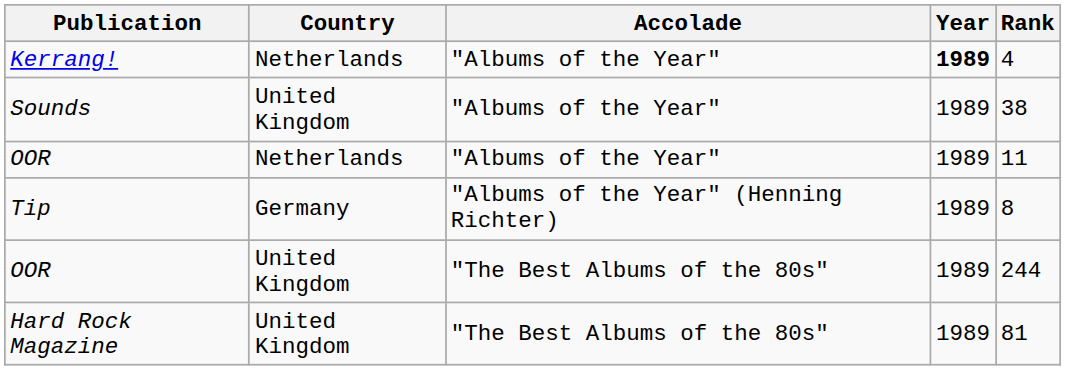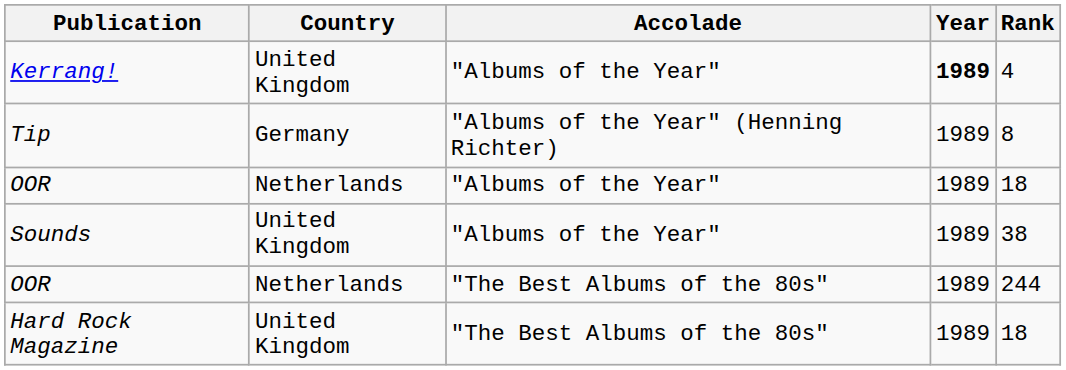(329, 60) Netherlands -> (302, 73) United Kingdom
rows swapped: (30, 209) <-> (51, 109)
(1014, 159) 11 -> (1014, 185) 18
(302, 271) United Kingdom -> (329, 284) Netherlands
(1014, 334) 81 -> (1014, 334) 18
